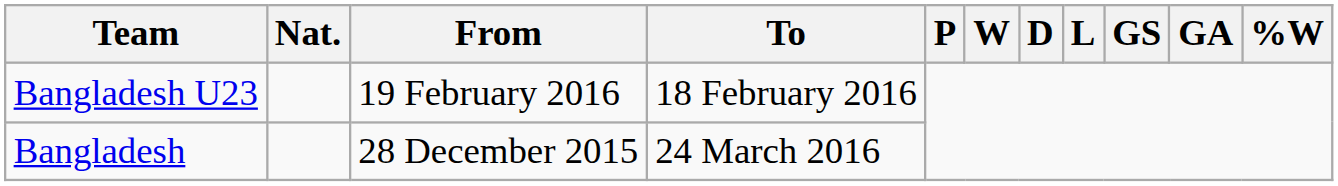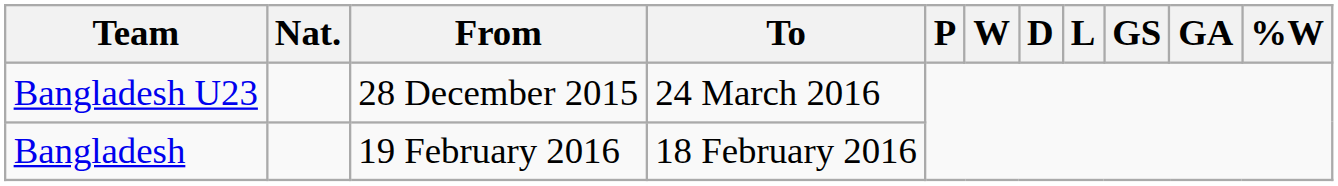(489, 92) 19 February 2016 -> (498, 92) 28 December 2015
(786, 92) 18 February 2016 -> (768, 92) 24 March 2016
(498, 150) 28 December 2015 -> (489, 150) 19 February 2016
(768, 150) 24 March 2016 -> (786, 150) 18 February 2016
